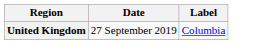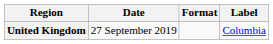+ column: (200, 13)
